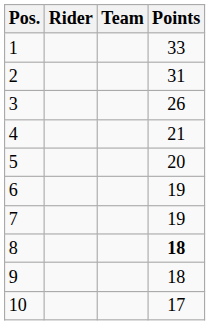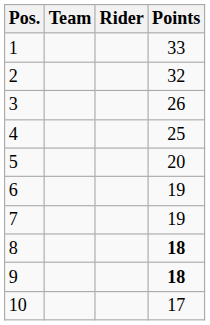columns swapped: (71, 18) <-> (122, 18)
(176, 76) 31 -> (176, 76) 32
(176, 133) 21 -> (176, 133) 25
(176, 276) normal -> (176, 276) bold
